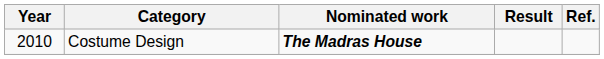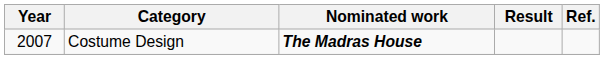(34, 41) 2010 -> (34, 41) 2007
